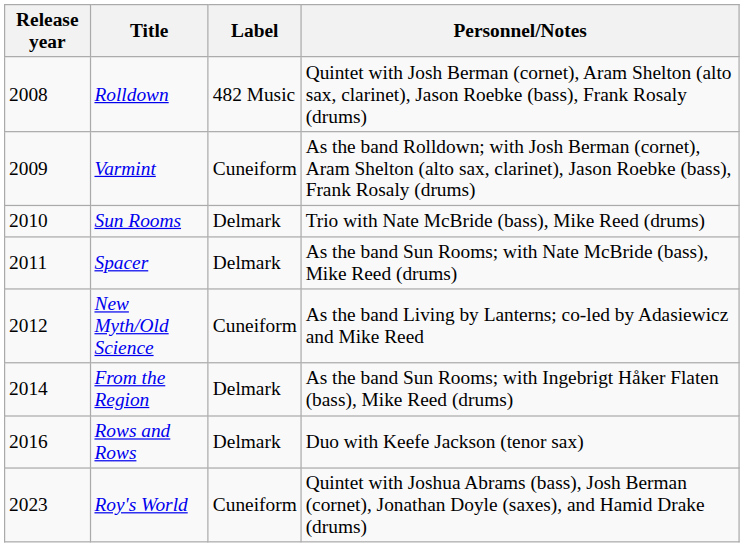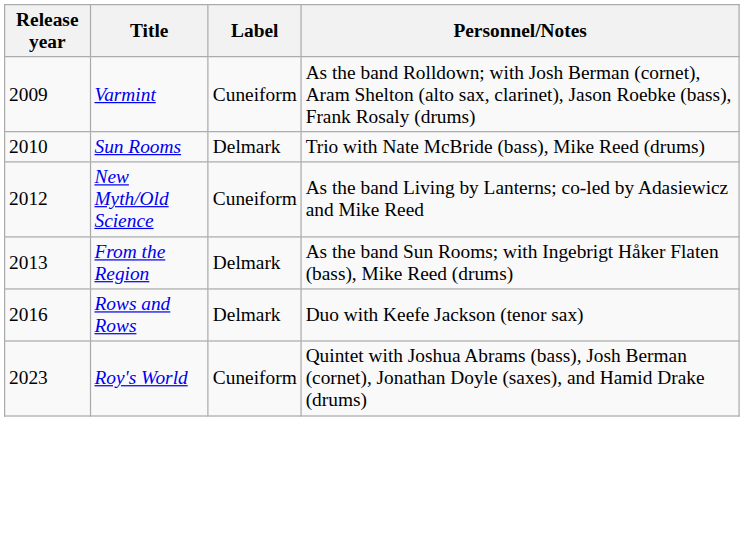- row: (132, 94)
- row: (121, 262)
(28, 389) 2014 -> (28, 262) 2013
